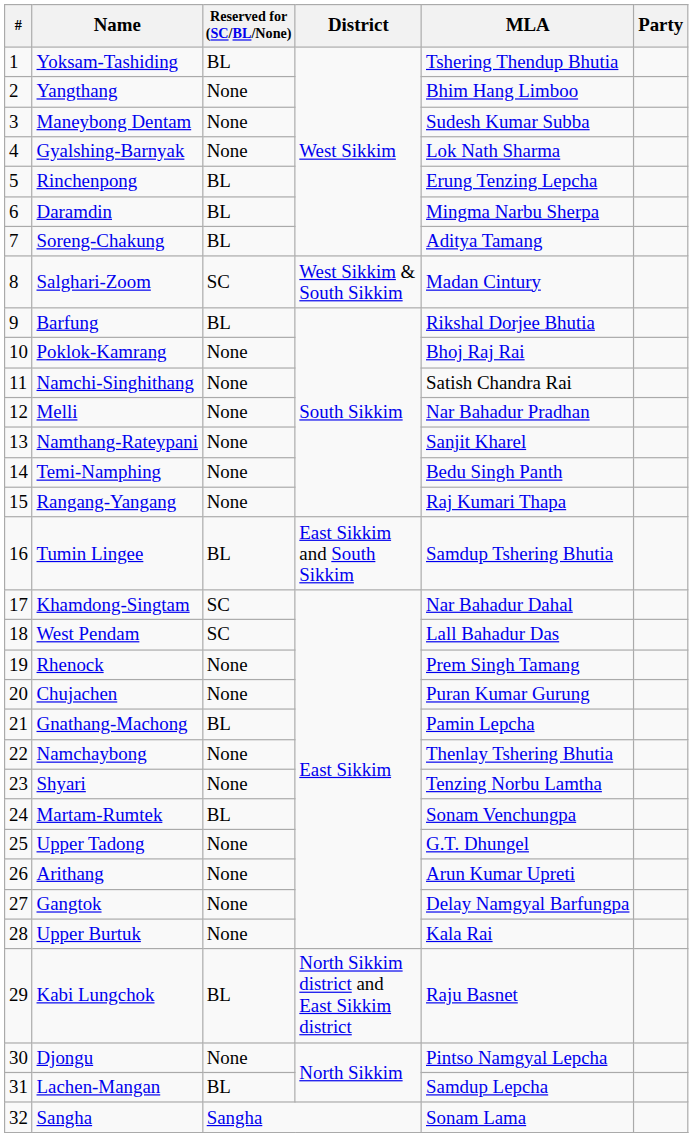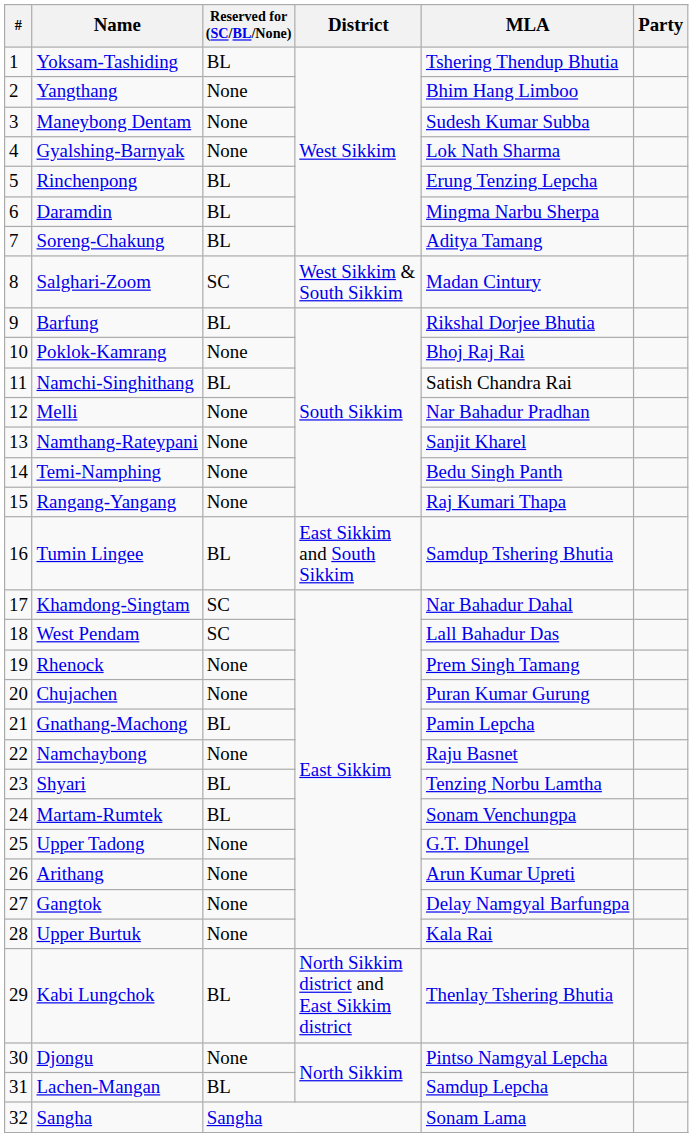(227, 382) None -> (219, 382) BL
(520, 754) Thenlay Tshering Bhutia -> (472, 754) Raju Basnet
(227, 784) None -> (219, 784) BL
(472, 995) Raju Basnet -> (520, 995) Thenlay Tshering Bhutia
